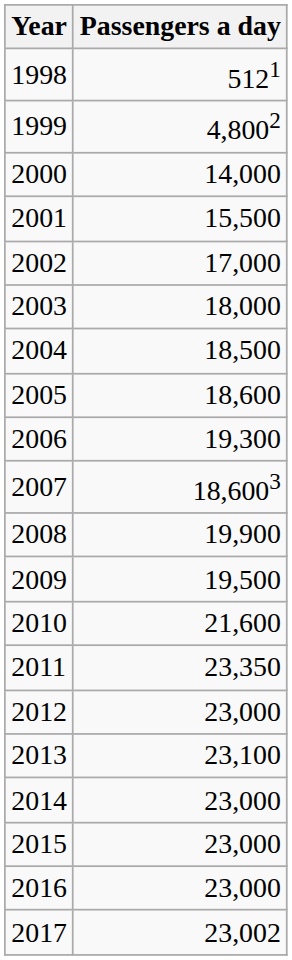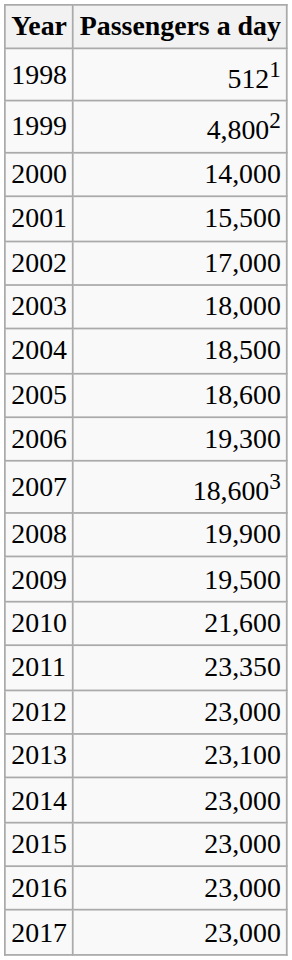(243, 932) 23,002 -> (243, 932) 23,000
